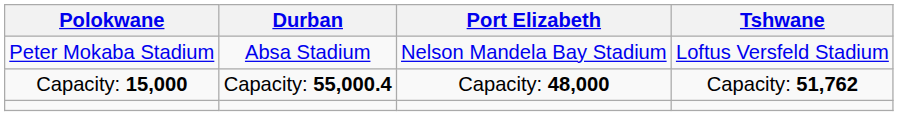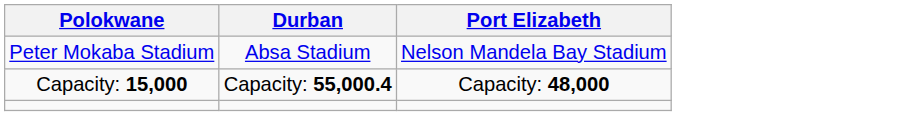- column: (782, 20)
